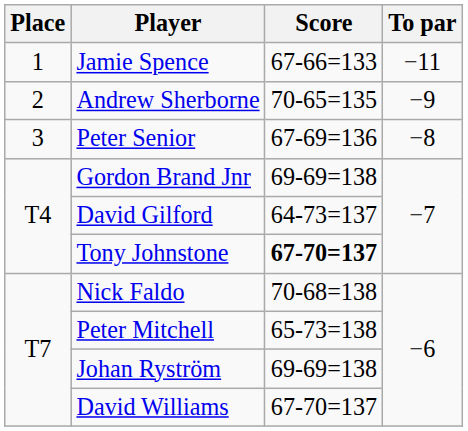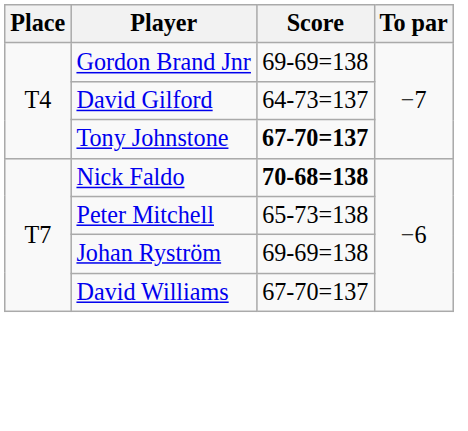- row: (143, 61)
- row: (168, 100)
- row: (136, 138)
(324, 291) normal -> (315, 176) bold
